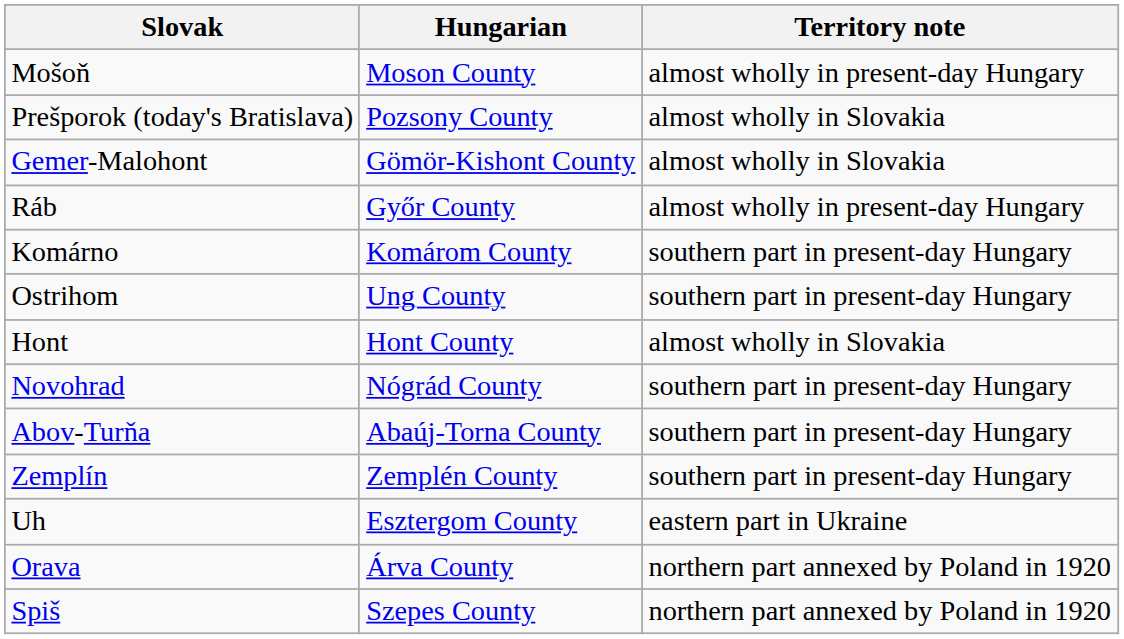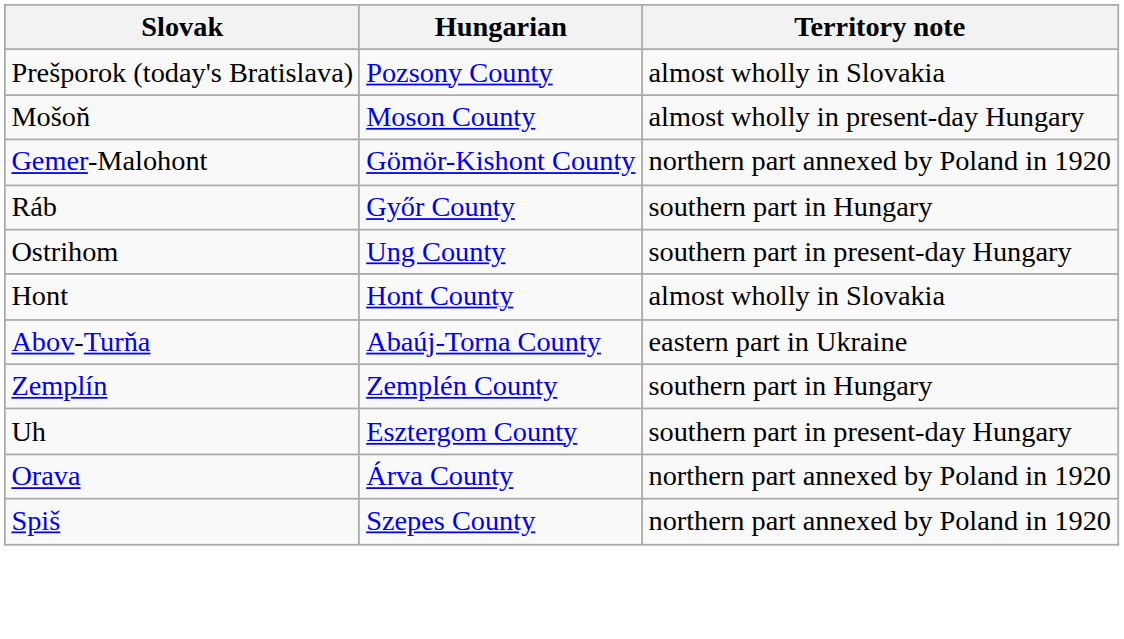rows swapped: (51, 71) <-> (182, 116)
(797, 161) almost wholly in Slovakia -> (880, 161) northern part annexed by Poland in 1920
(866, 206) almost wholly in present-day Hungary -> (790, 206) southern part in Hungary
- row: (65, 251)
- row: (68, 386)
(860, 431) southern part in present-day Hungary -> (778, 341) eastern part in Ukraine
(860, 476) southern part in present-day Hungary -> (790, 386) southern part in Hungary
(778, 521) eastern part in Ukraine -> (860, 431) southern part in present-day Hungary
